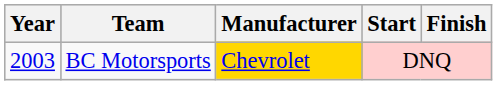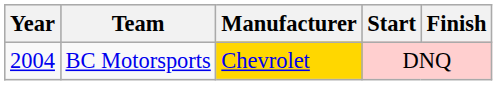(32, 60) 2003 -> (32, 60) 2004
